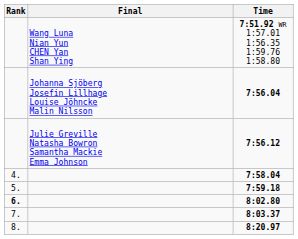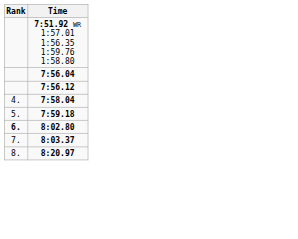- column: (130, 11)
